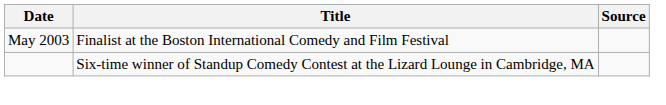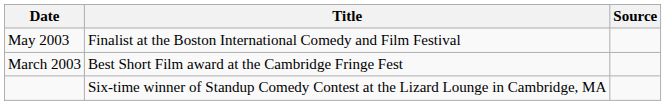+ row: (44, 64)
